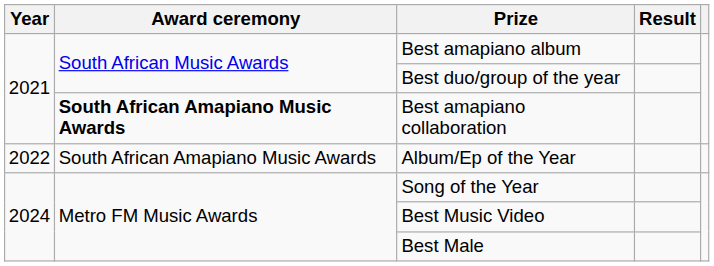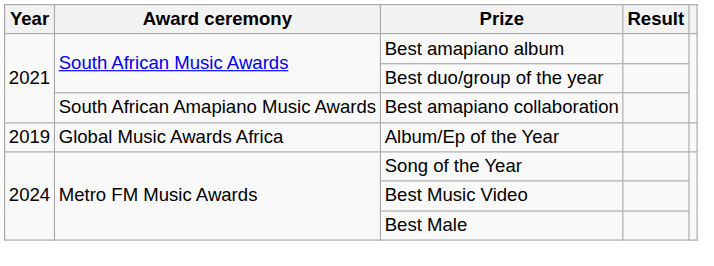(195, 117) bold -> (217, 107) normal
(30, 157) 2022 -> (30, 136) 2019
(217, 157) South African Amapiano Music Awards -> (171, 136) Global Music Awards Africa
